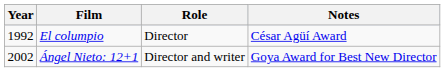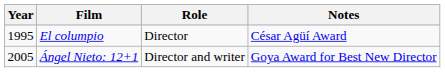(21, 35) 1992 -> (21, 35) 1995
(21, 56) 2002 -> (21, 56) 2005
